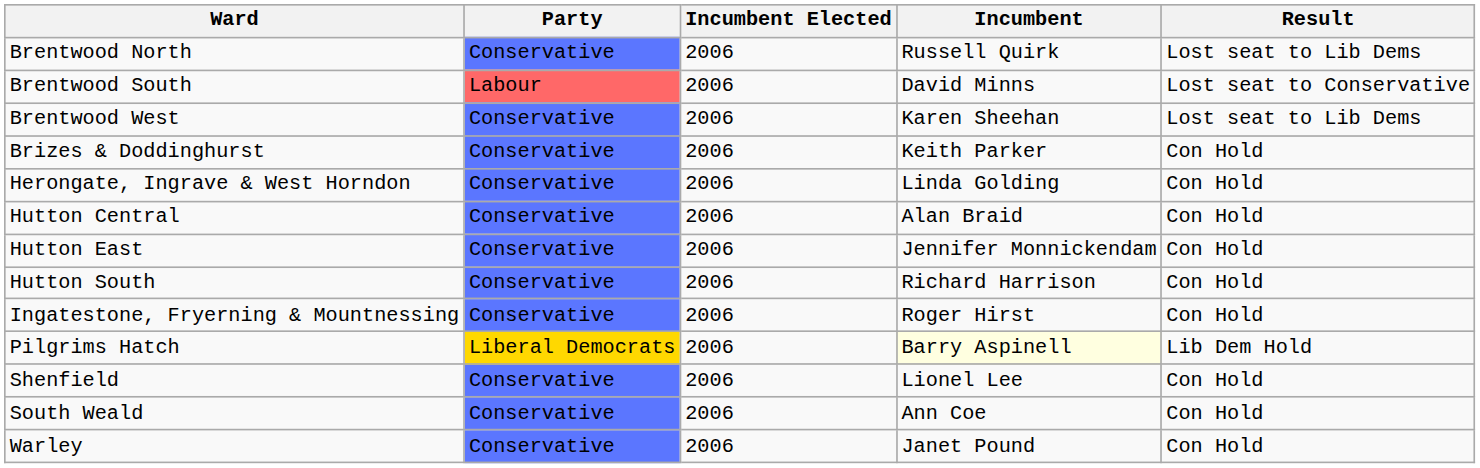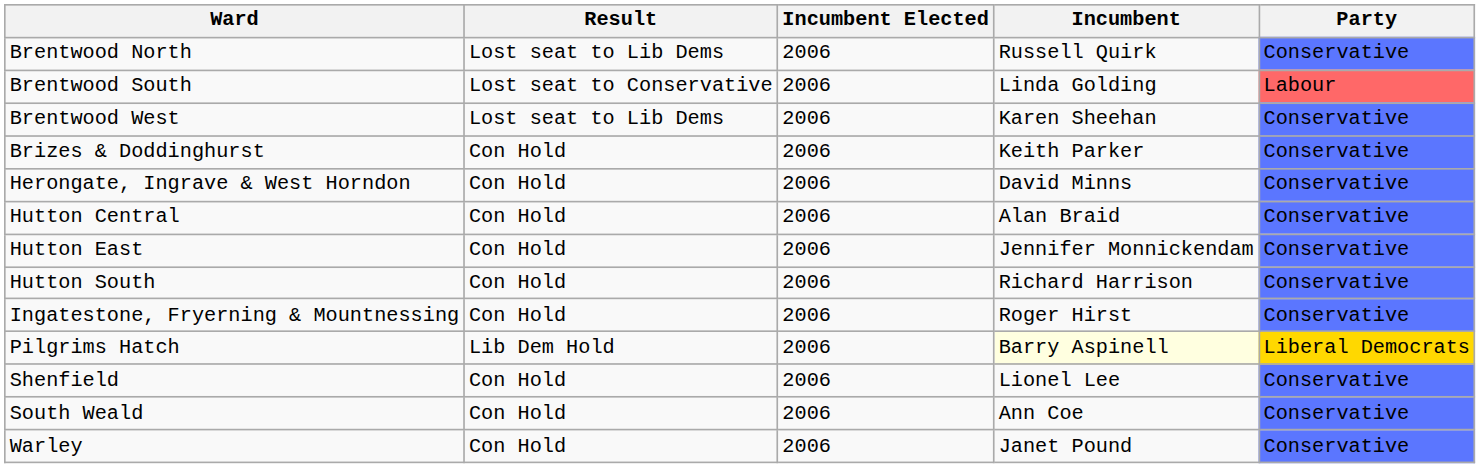columns swapped: (572, 22) <-> (1318, 22)
(968, 87) David Minns -> (1078, 87) Linda Golding
(980, 185) Linda Golding -> (1065, 185) David Minns
